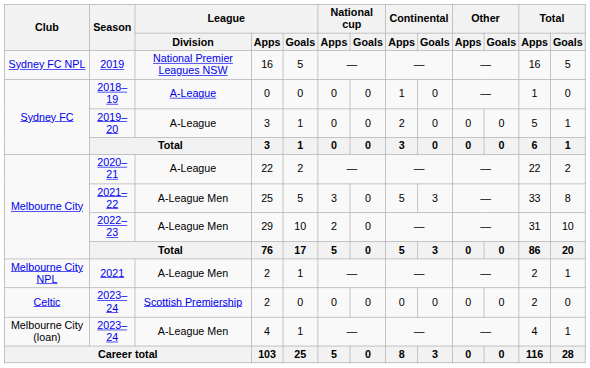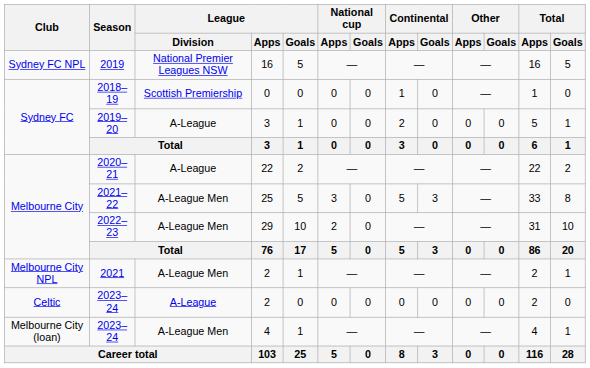(193, 94) A-League -> (193, 94) Scottish Premiership
(193, 302) Scottish Premiership -> (193, 302) A-League
